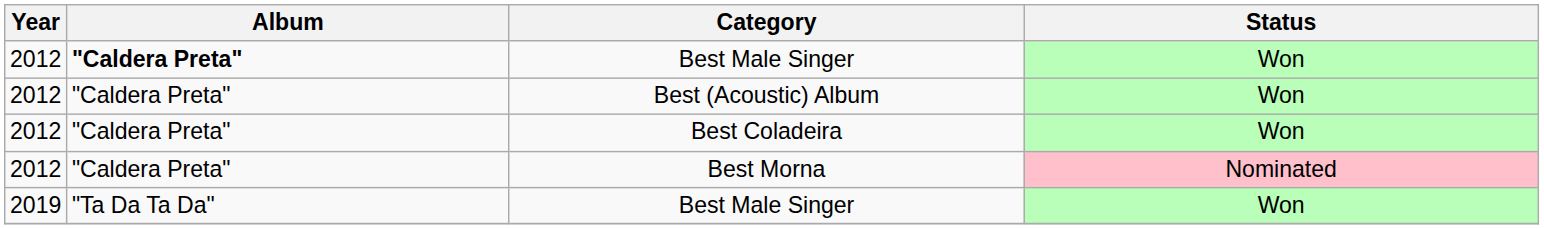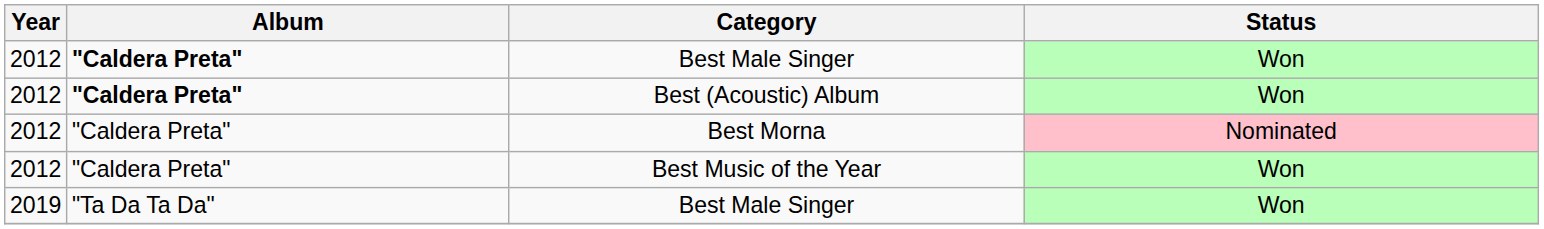(151, 95) normal -> (157, 95) bold
- row: (36, 132)
+ row: (36, 168)
